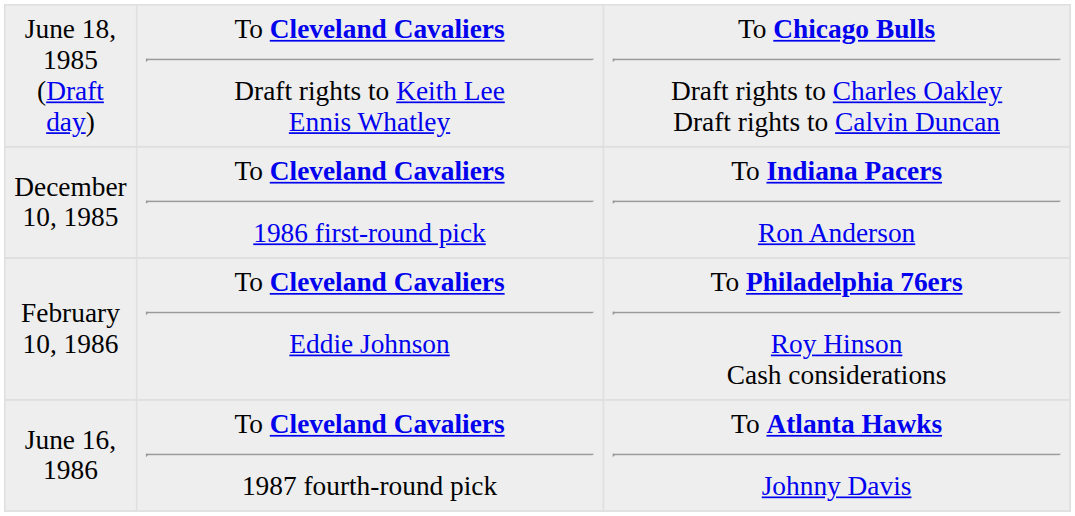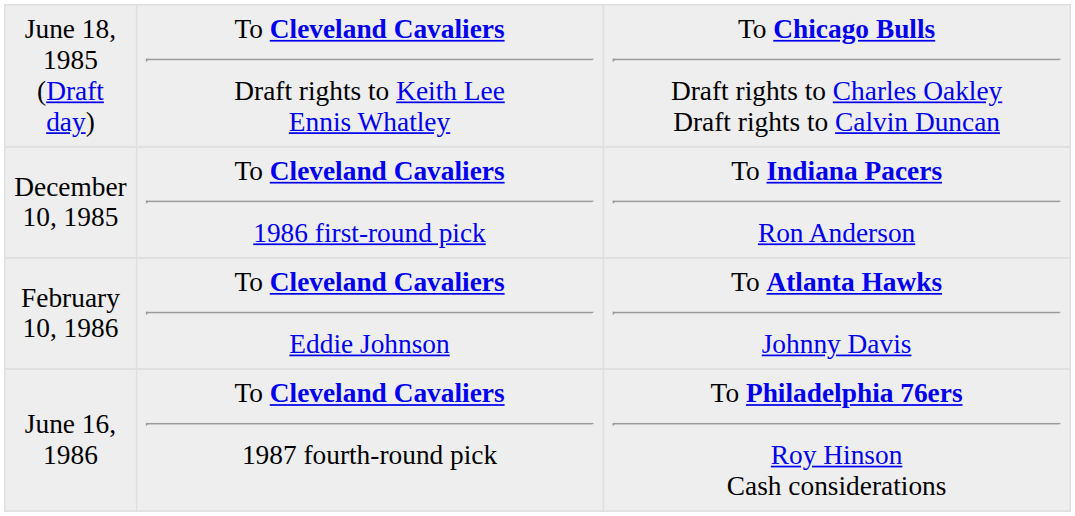(837, 328) To Philadelphia 76ers Roy Hinson Cash considerations -> (837, 313) To Atlanta Hawks Johnny Davis
(837, 455) To Atlanta Hawks Johnny Davis -> (837, 439) To Philadelphia 76ers Roy Hinson Cash considerations
